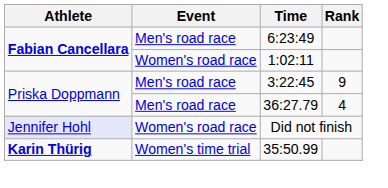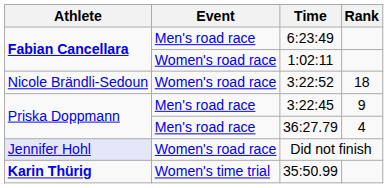+ row: (310, 83)
